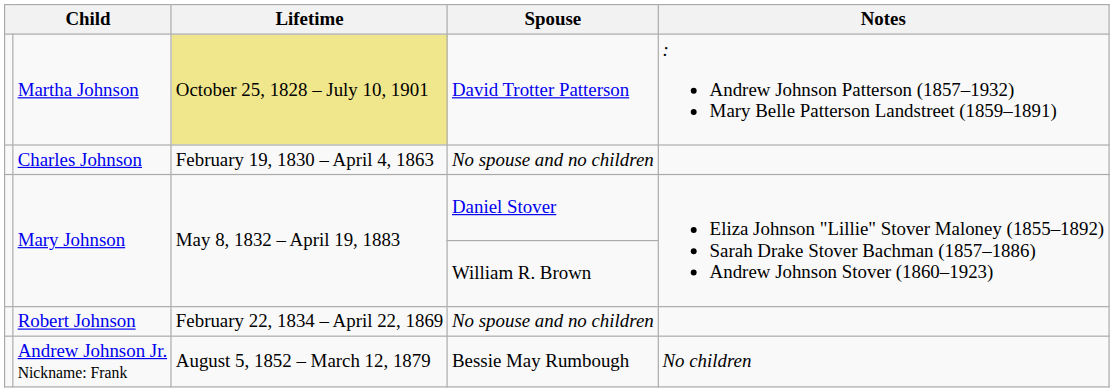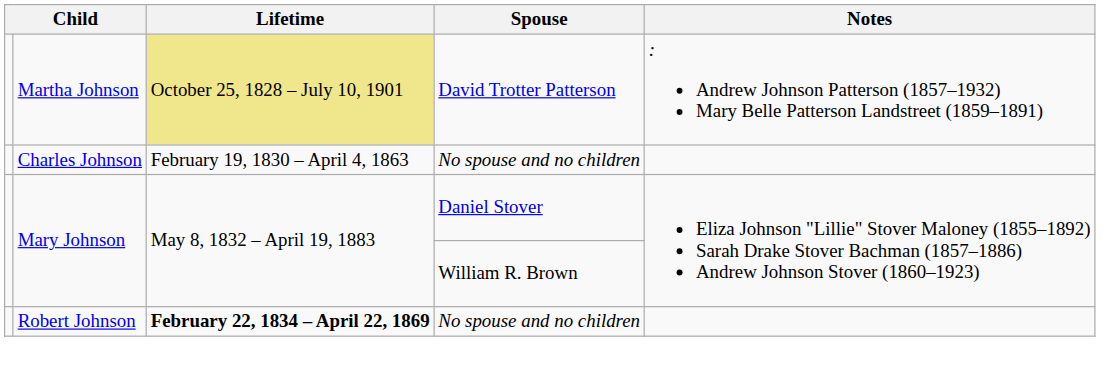(310, 320) normal -> (290, 320) bold
- row: (92, 361)
